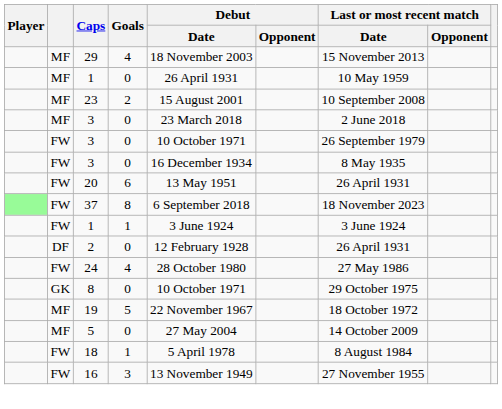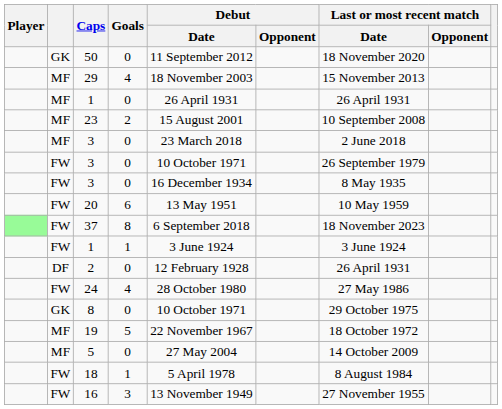+ row: (91, 57)
(373, 78) 10 May 1959 -> (373, 99) 26 April 1931
(373, 183) 26 April 1931 -> (373, 204) 10 May 1959
